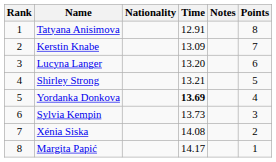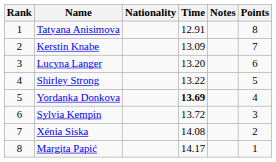(193, 81) 13.21 -> (193, 81) 13.22
(193, 115) 13.73 -> (193, 115) 13.72
